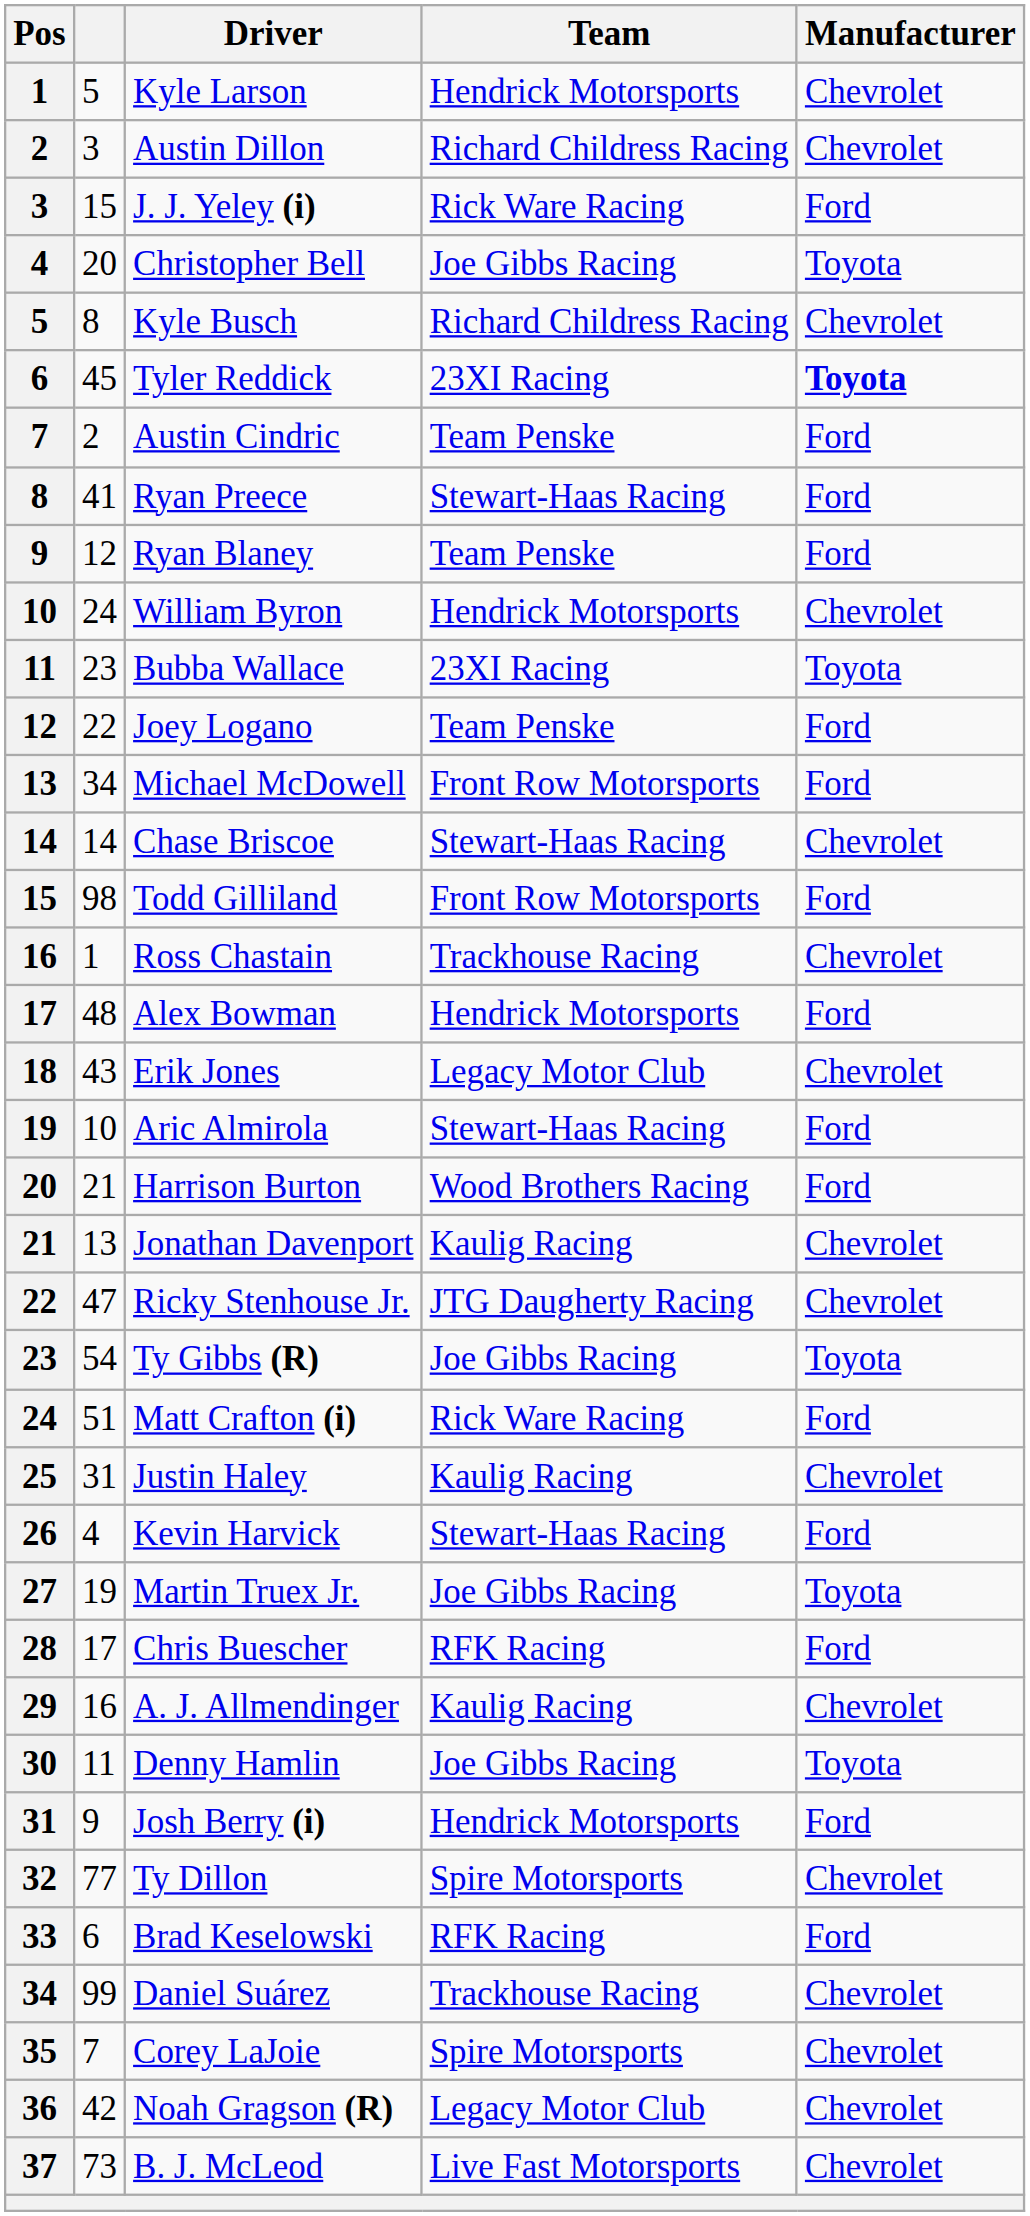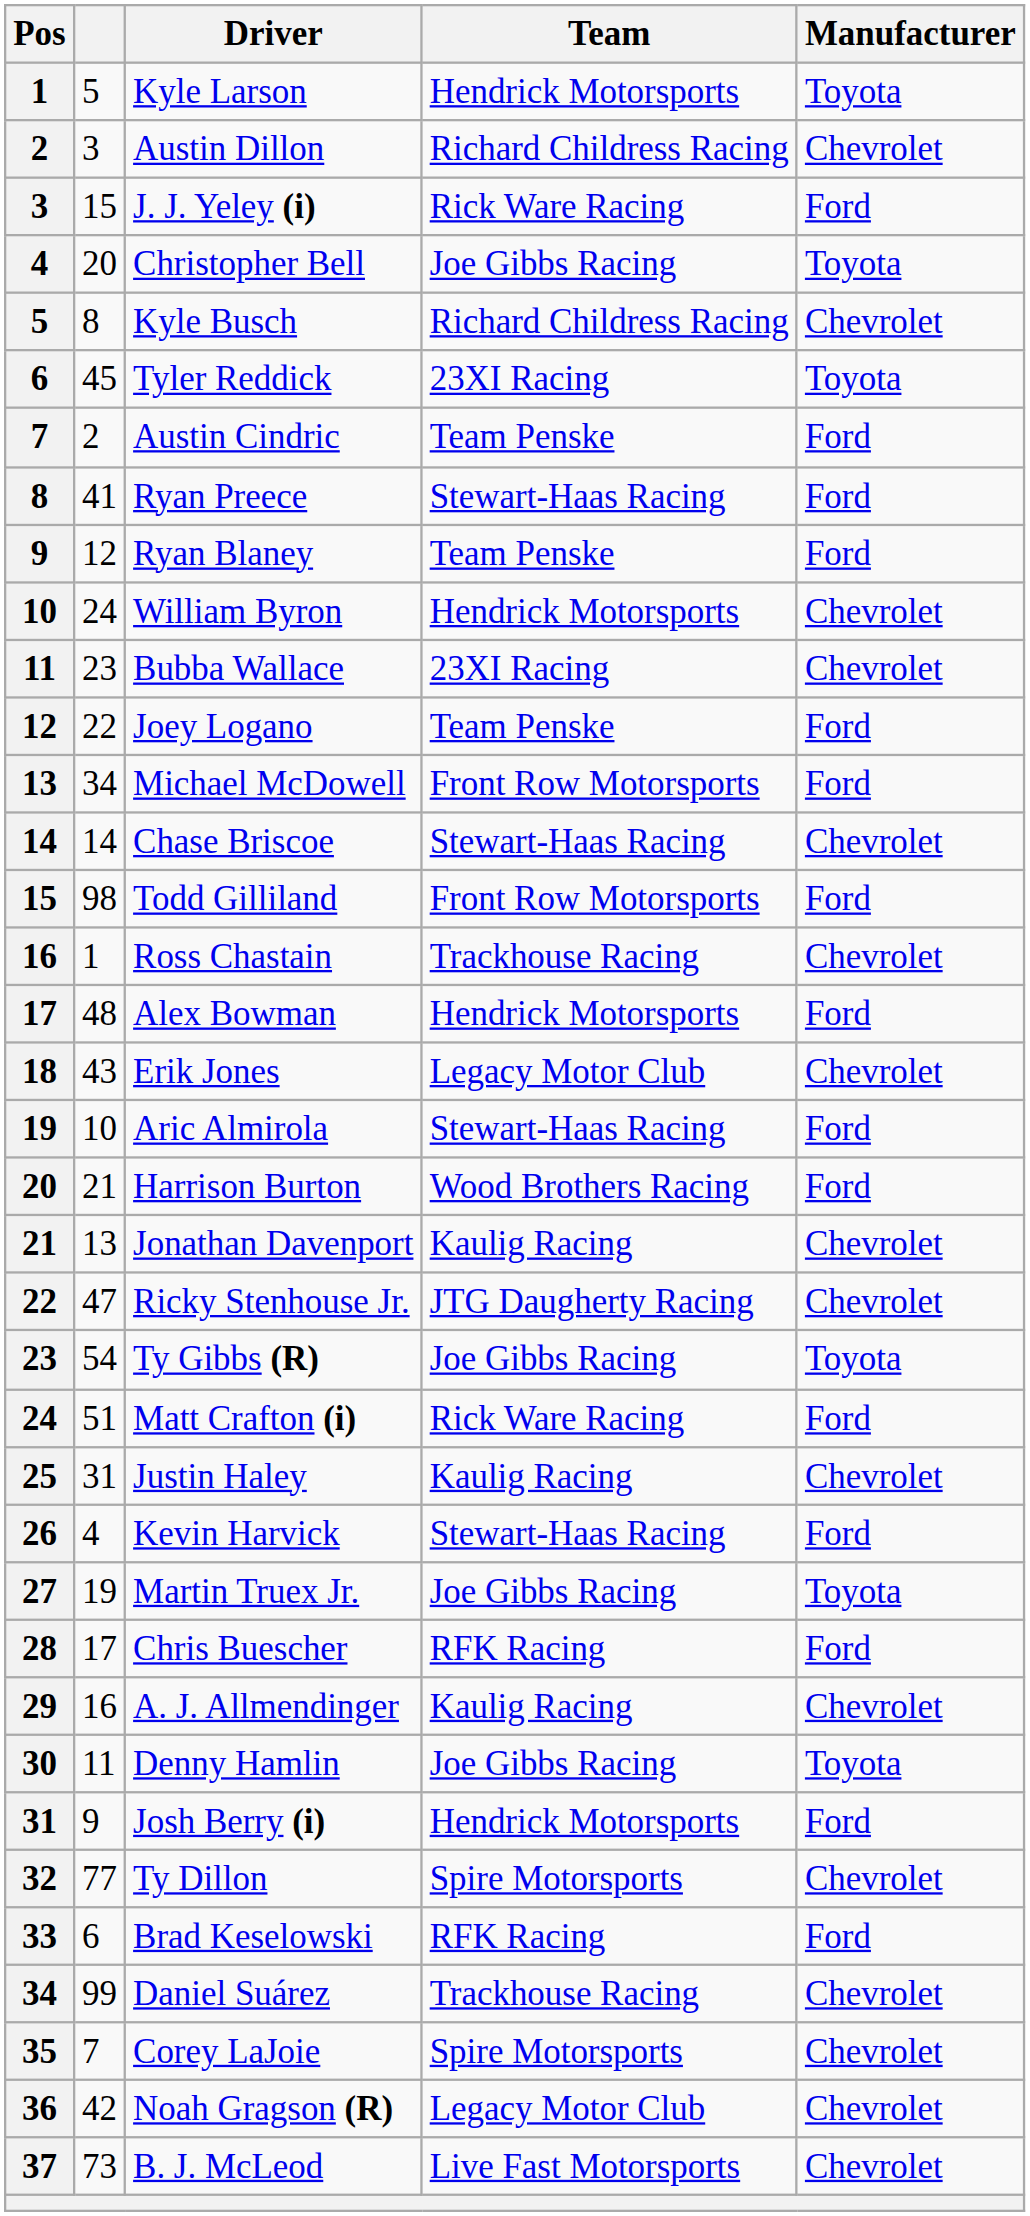(874, 91) Chevrolet -> (853, 91) Toyota
(856, 379) bold -> (853, 379) normal
(853, 667) Toyota -> (874, 667) Chevrolet
